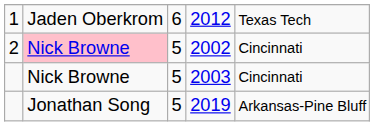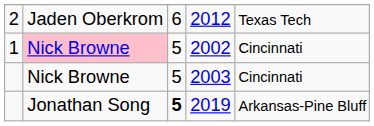(14, 18) 1 -> (14, 18) 2
(14, 47) 2 -> (14, 47) 1
(177, 105) normal -> (177, 105) bold
